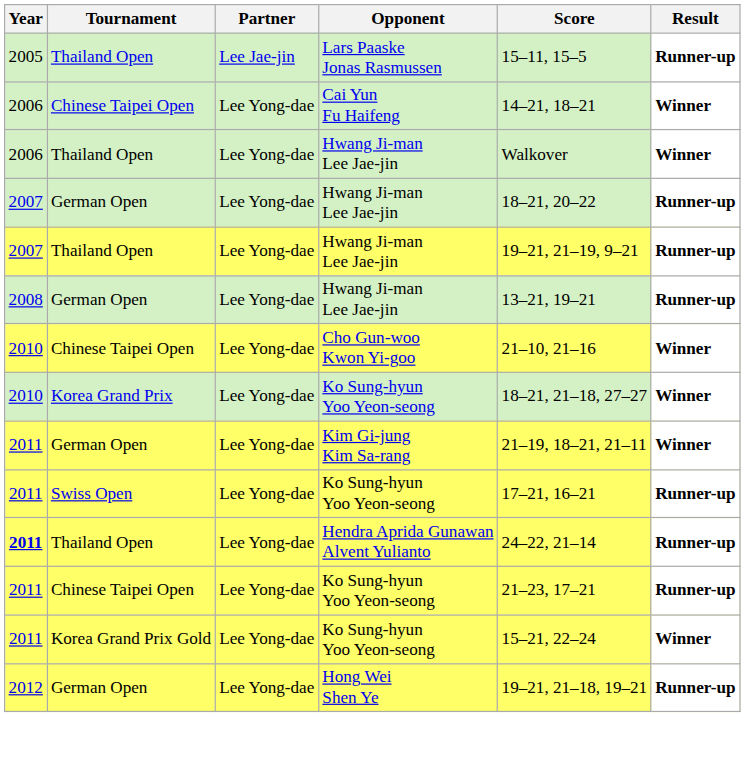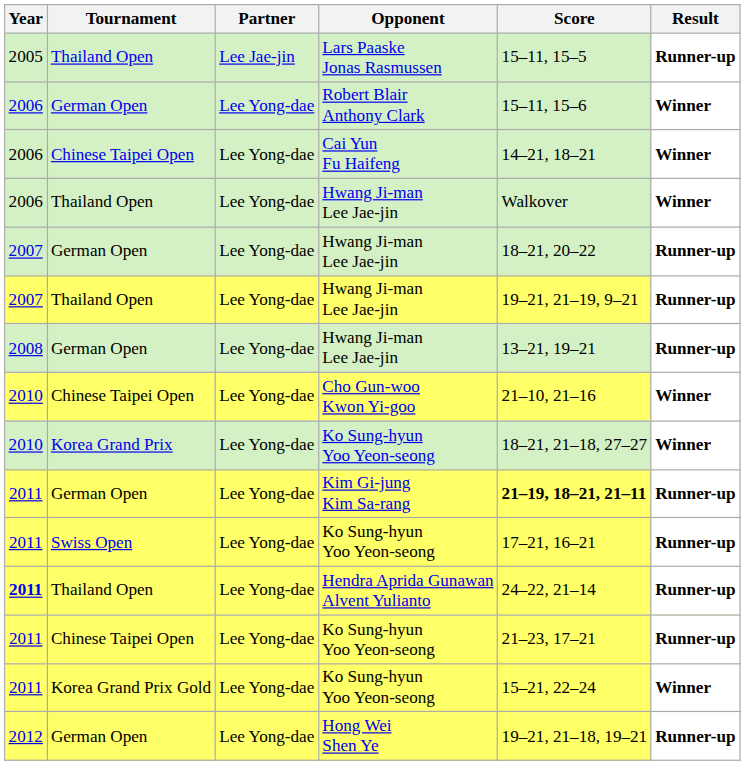+ row: (99, 105)
(574, 445) normal -> (574, 493) bold
(683, 445) Winner -> (695, 493) Runner-up
